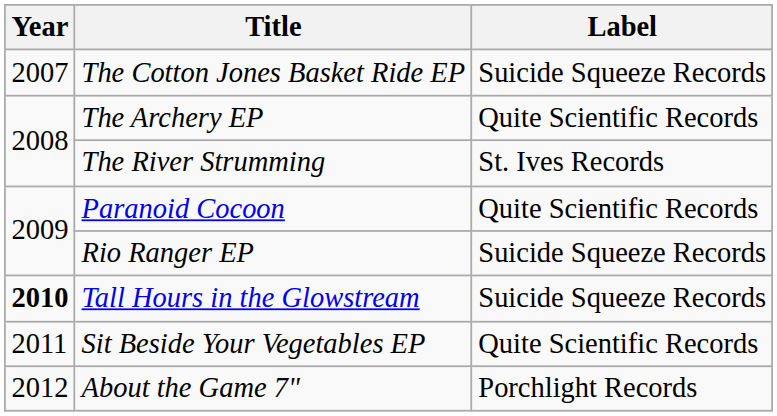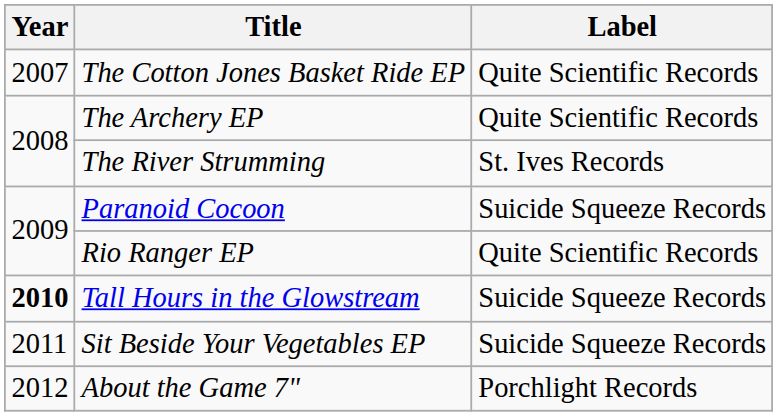(622, 72) Suicide Squeeze Records -> (618, 72) Quite Scientific Records
(618, 207) Quite Scientific Records -> (622, 207) Suicide Squeeze Records
(622, 252) Suicide Squeeze Records -> (618, 252) Quite Scientific Records
(618, 343) Quite Scientific Records -> (622, 343) Suicide Squeeze Records
